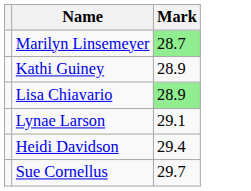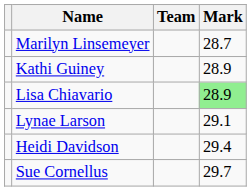+ column: (176, 17)
(171, 43) lightgreen background -> (217, 43) no background
